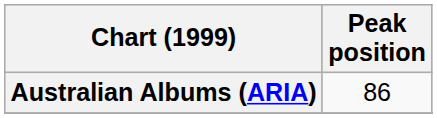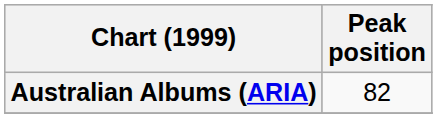(377, 92) 86 -> (377, 92) 82
